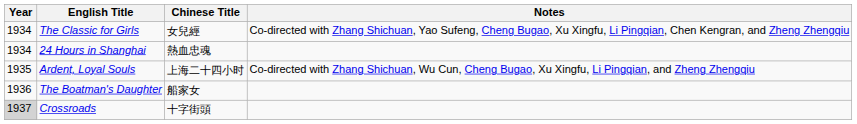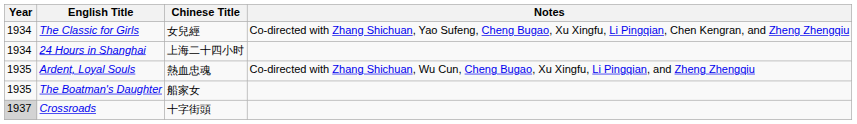(189, 51) 熱血忠魂 -> (206, 51) 上海二十四小时
(206, 70) 上海二十四小时 -> (189, 70) 熱血忠魂
(19, 89) 1936 -> (19, 89) 1935
